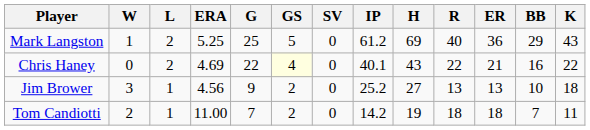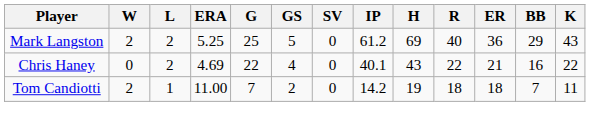(129, 40) 1 -> (129, 40) 2
(292, 64) lightyellow background -> (292, 64) no background
- row: (57, 88)
